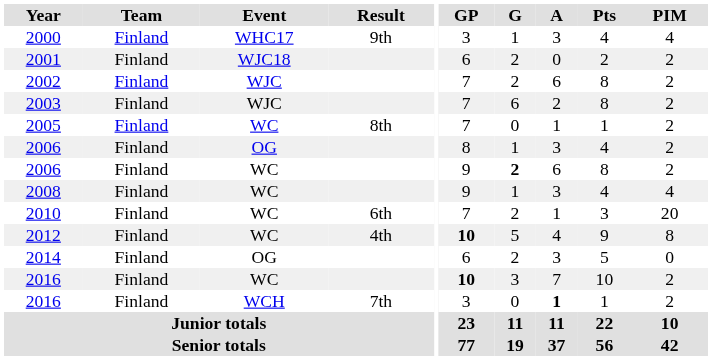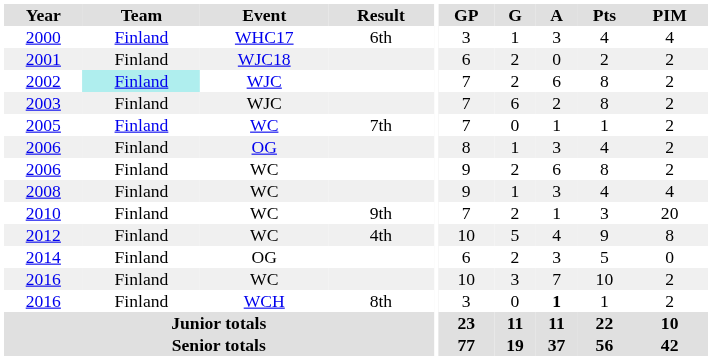(381, 36) 9th -> (381, 36) 6th
(141, 80) no background -> (141, 80) paleturquoise background
(381, 124) 8th -> (381, 124) 7th
(515, 168) bold -> (515, 168) normal
(381, 212) 6th -> (381, 212) 9th
(466, 234) bold -> (466, 234) normal
(466, 278) bold -> (466, 278) normal
(381, 300) 7th -> (381, 300) 8th
